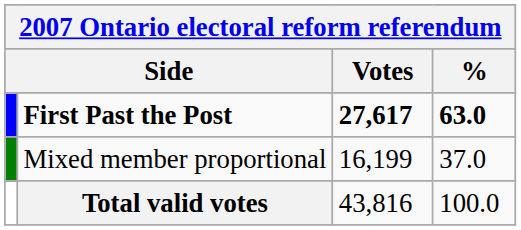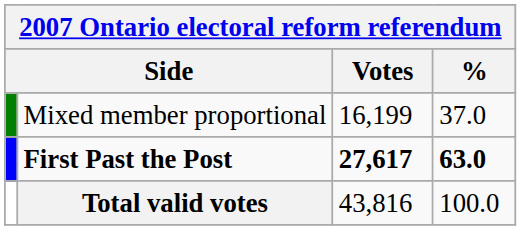rows swapped: (128, 114) <-> (175, 159)
